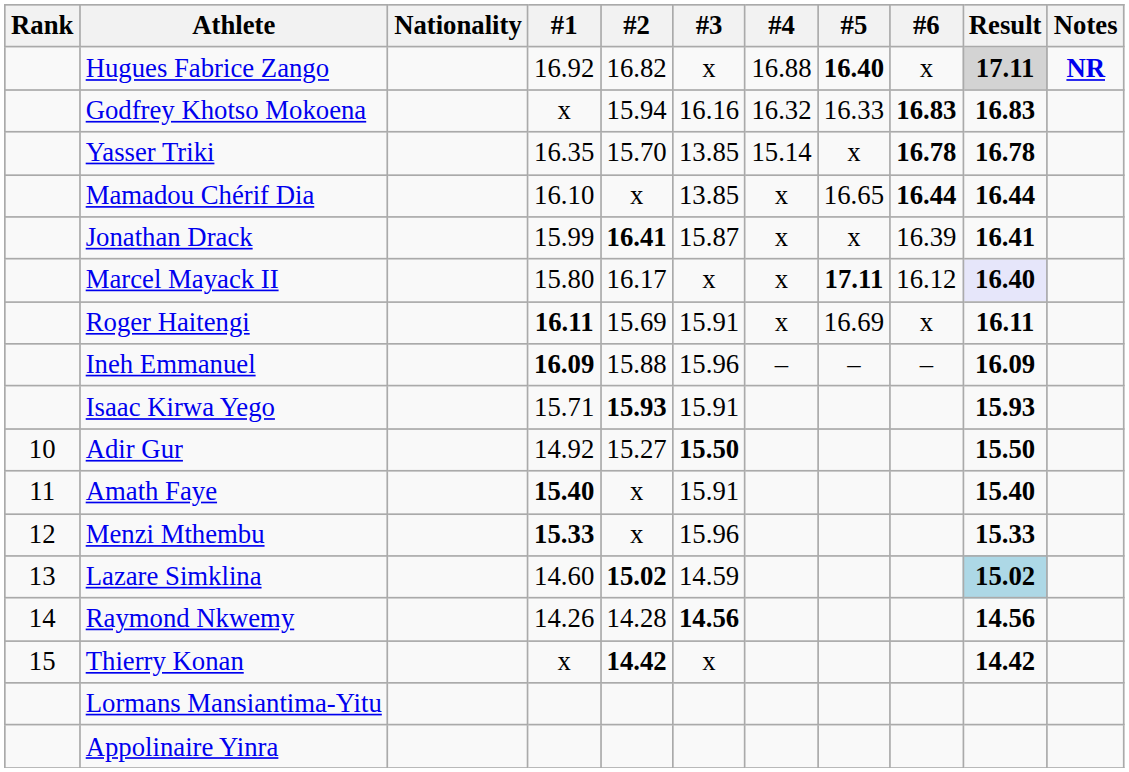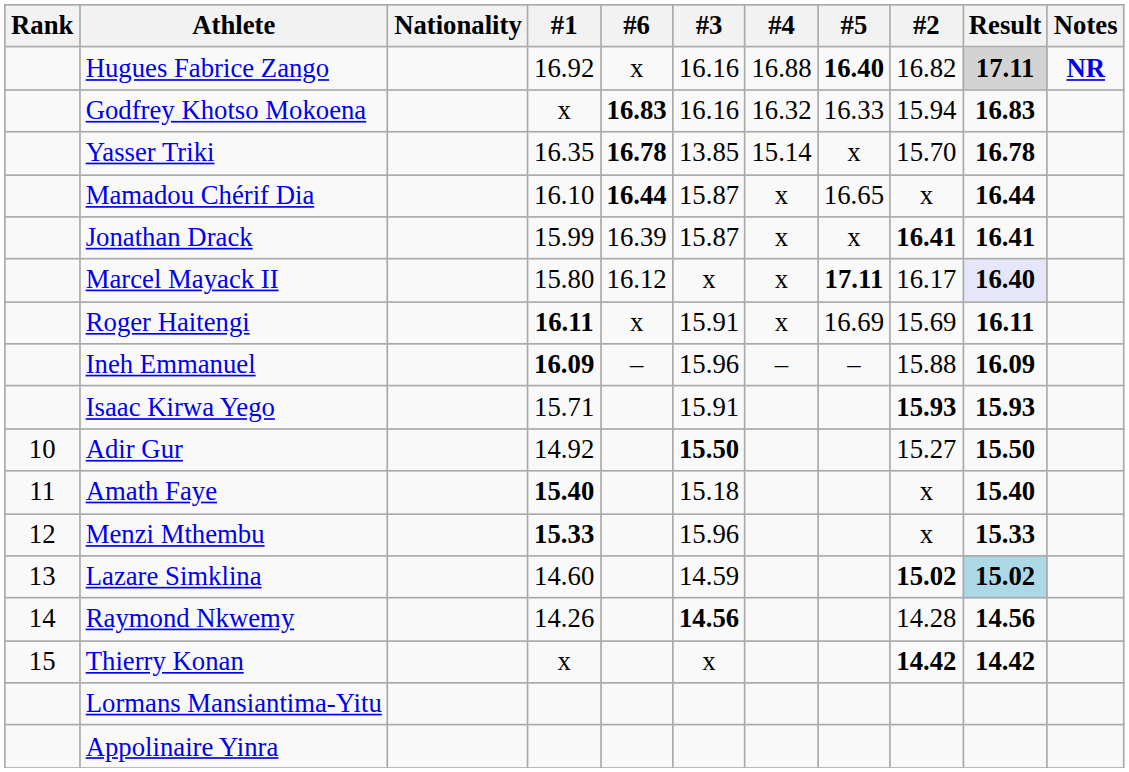columns swapped: (637, 25) <-> (926, 25)
(709, 68) x -> (709, 68) 16.16
(709, 195) 13.85 -> (709, 195) 15.87
(709, 491) 15.91 -> (709, 491) 15.18
